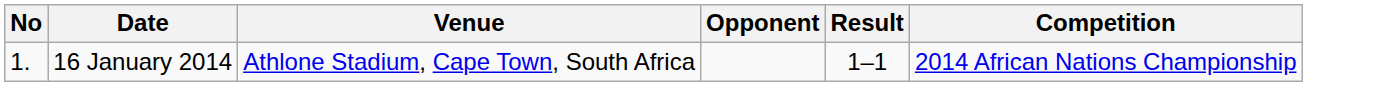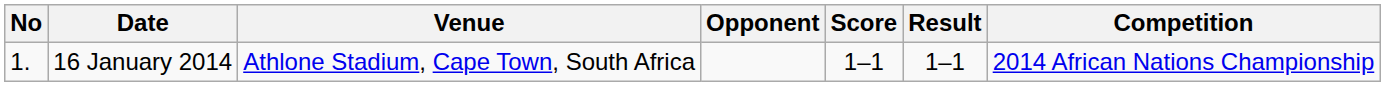+ column: (864, 23)
